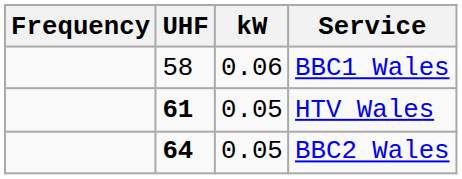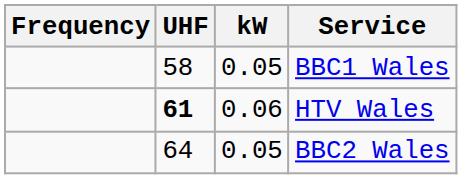(252, 68) 0.06 -> (252, 68) 0.05
(252, 110) 0.05 -> (252, 110) 0.06
(178, 152) bold -> (178, 152) normal
